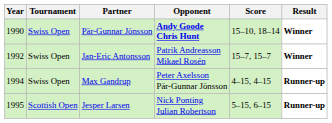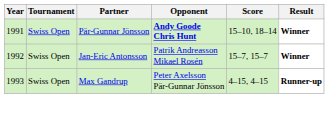(15, 31) 1990 -> (15, 31) 1991
(15, 81) 1994 -> (15, 81) 1993
- row: (106, 106)
